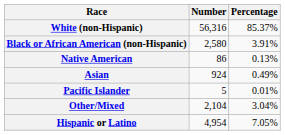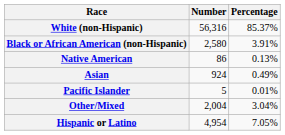(215, 106) 2,104 -> (215, 106) 2,004
